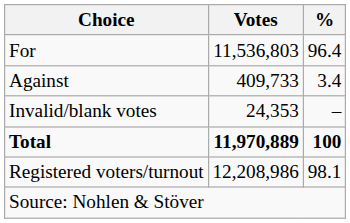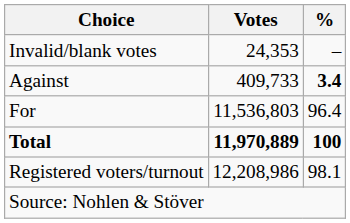rows swapped: (22, 50) <-> (83, 111)
(329, 80) normal -> (329, 80) bold
